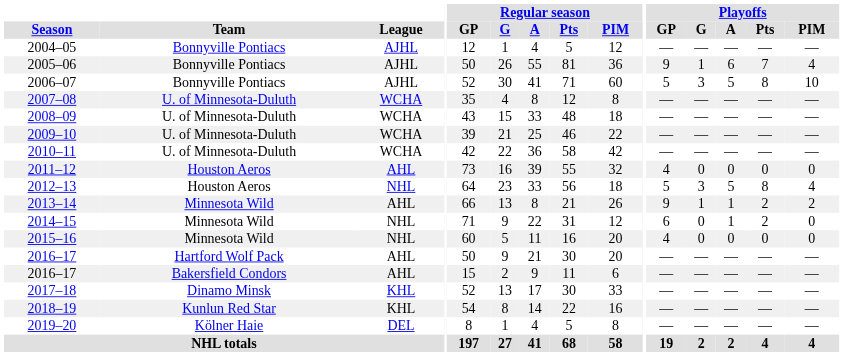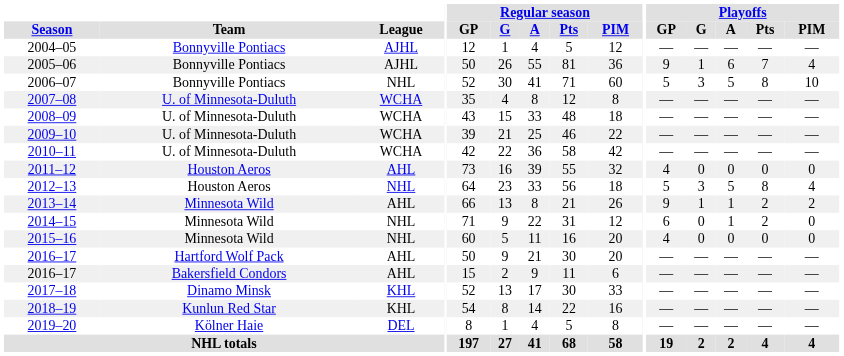(401, 82) AJHL -> (401, 82) NHL
